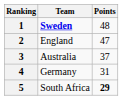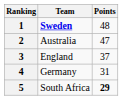(57, 41) England -> (58, 41) Australia
(58, 56) Australia -> (57, 56) England
